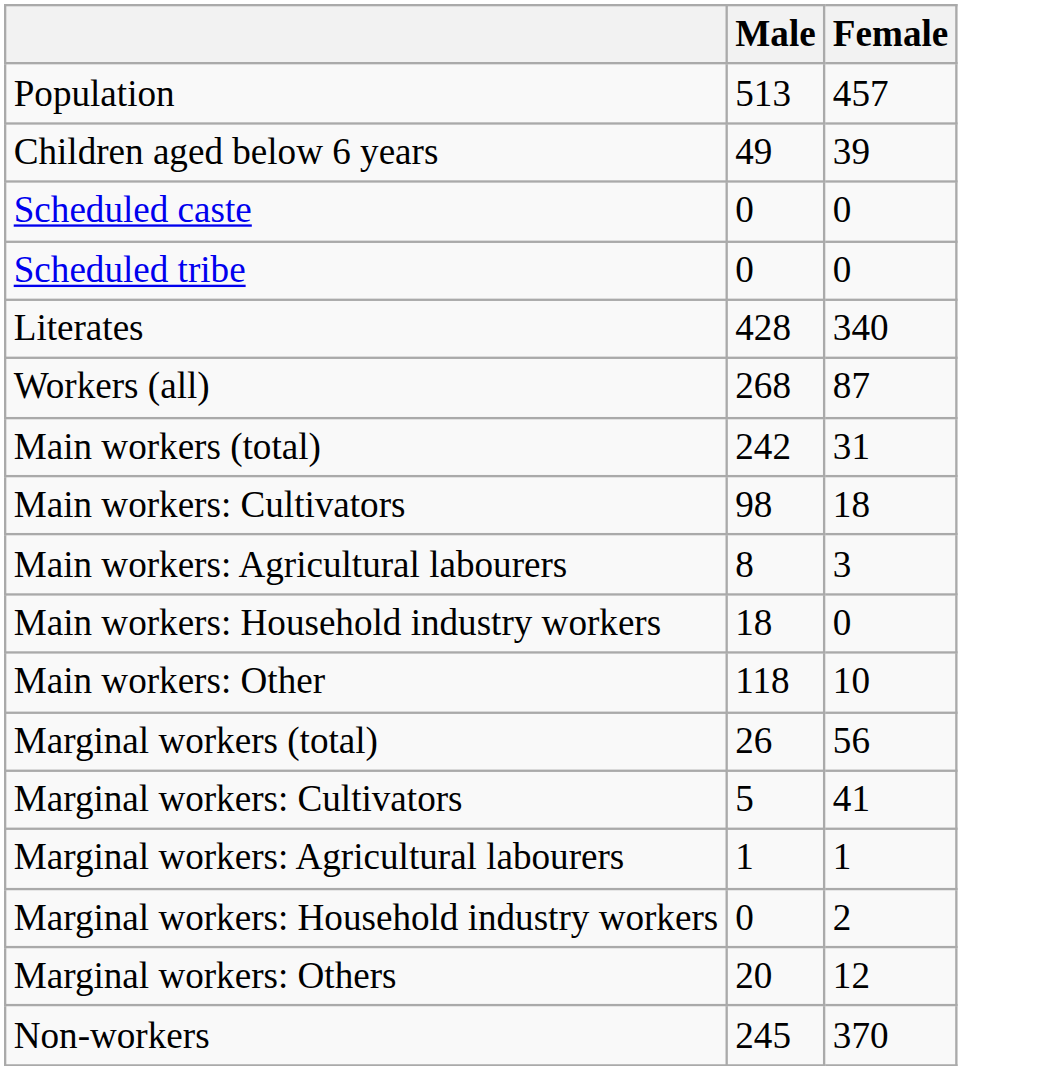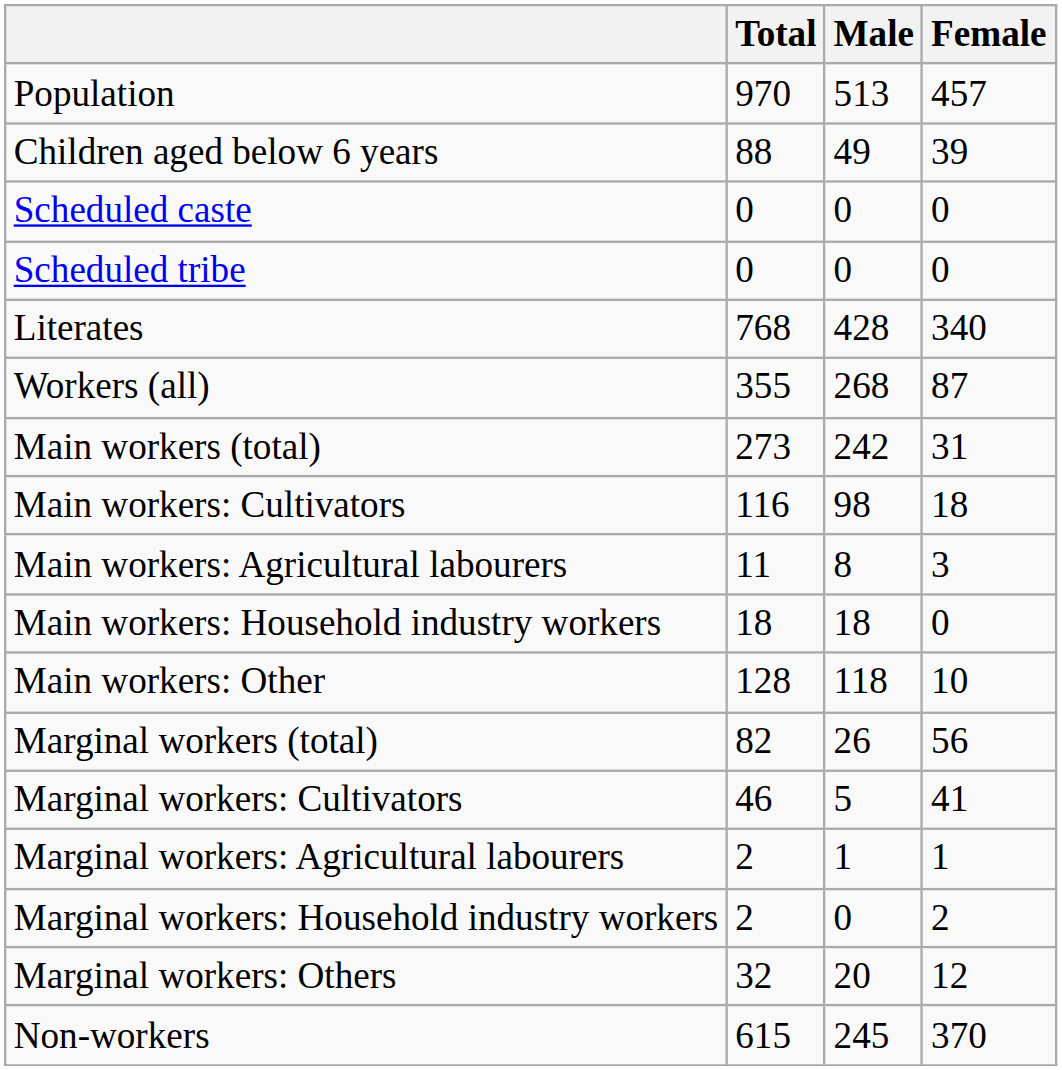+ column: (776, 33)
